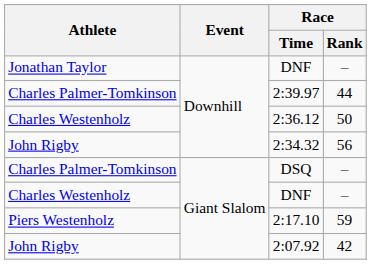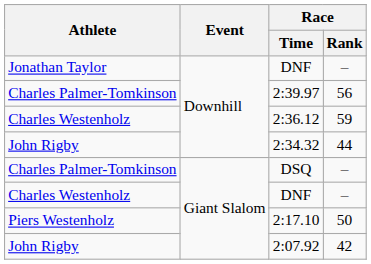(345, 93) 44 -> (345, 93) 56
(345, 119) 50 -> (345, 119) 59
(345, 144) 56 -> (345, 144) 44
(345, 220) 59 -> (345, 220) 50
